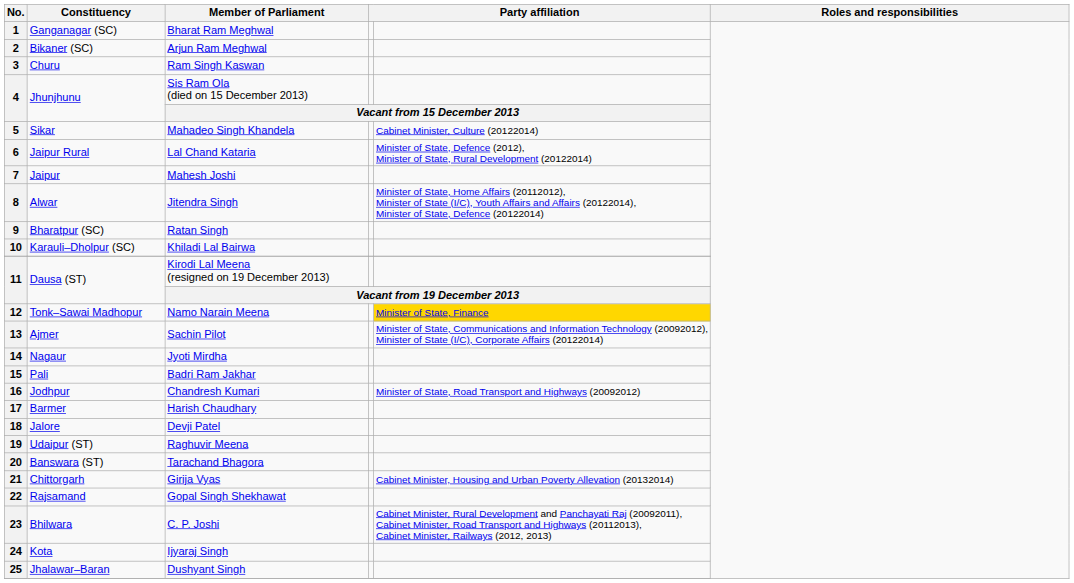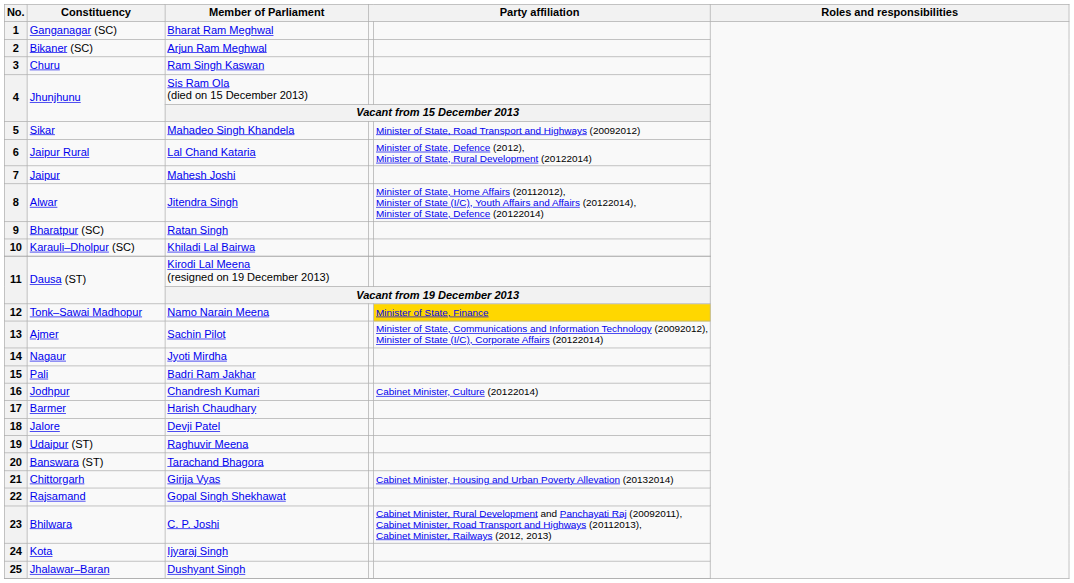(457, 131) Cabinet Minister, Culture (20122014) -> (508, 131) Minister of State, Road Transport and Highways (20092012)
(508, 392) Minister of State, Road Transport and Highways (20092012) -> (457, 392) Cabinet Minister, Culture (20122014)
